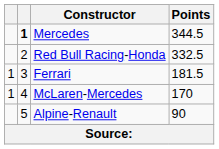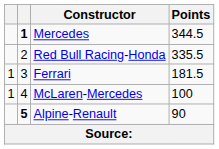(187, 54) 332.5 -> (187, 54) 335.5
(182, 94) 170 -> (182, 94) 100
(24, 114) normal -> (24, 114) bold
